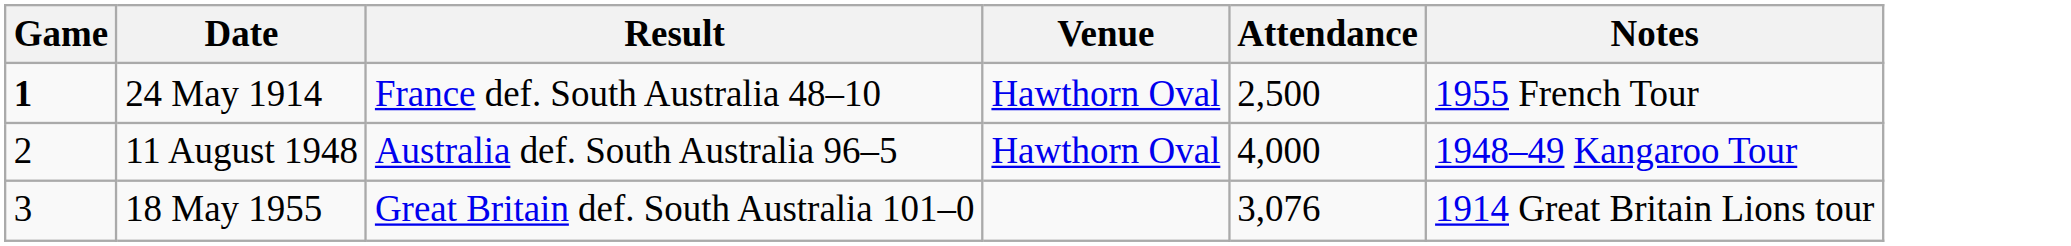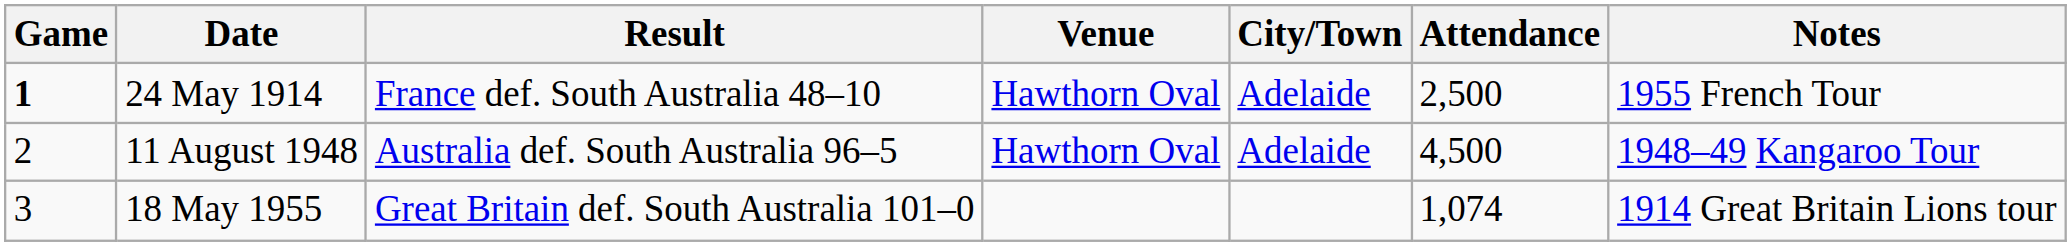+ column: (1320, 33)
(1279, 151) 4,000 -> (1461, 151) 4,500
(1279, 209) 3,076 -> (1461, 209) 1,074
